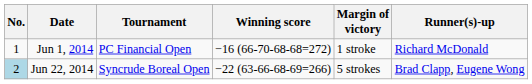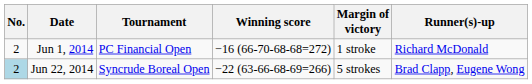(16, 49) 1 -> (16, 49) 2
